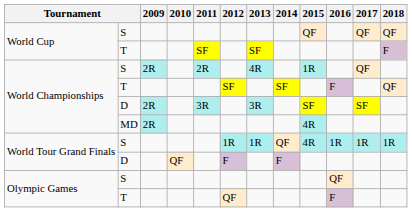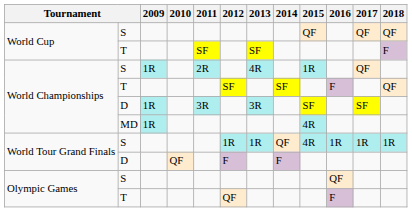(149, 68) 2R -> (149, 68) 1R
(149, 105) 2R -> (149, 105) 1R
(149, 124) 2R -> (149, 124) 1R
